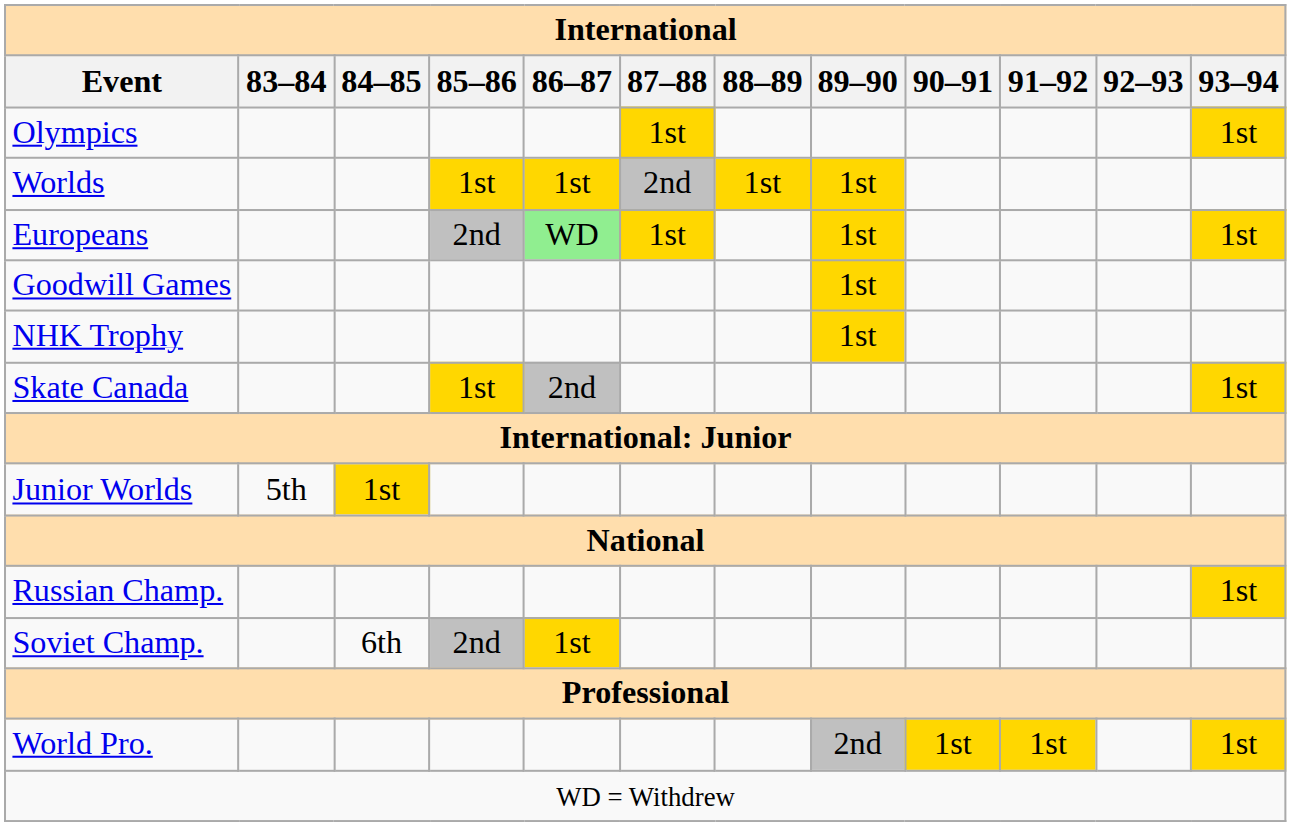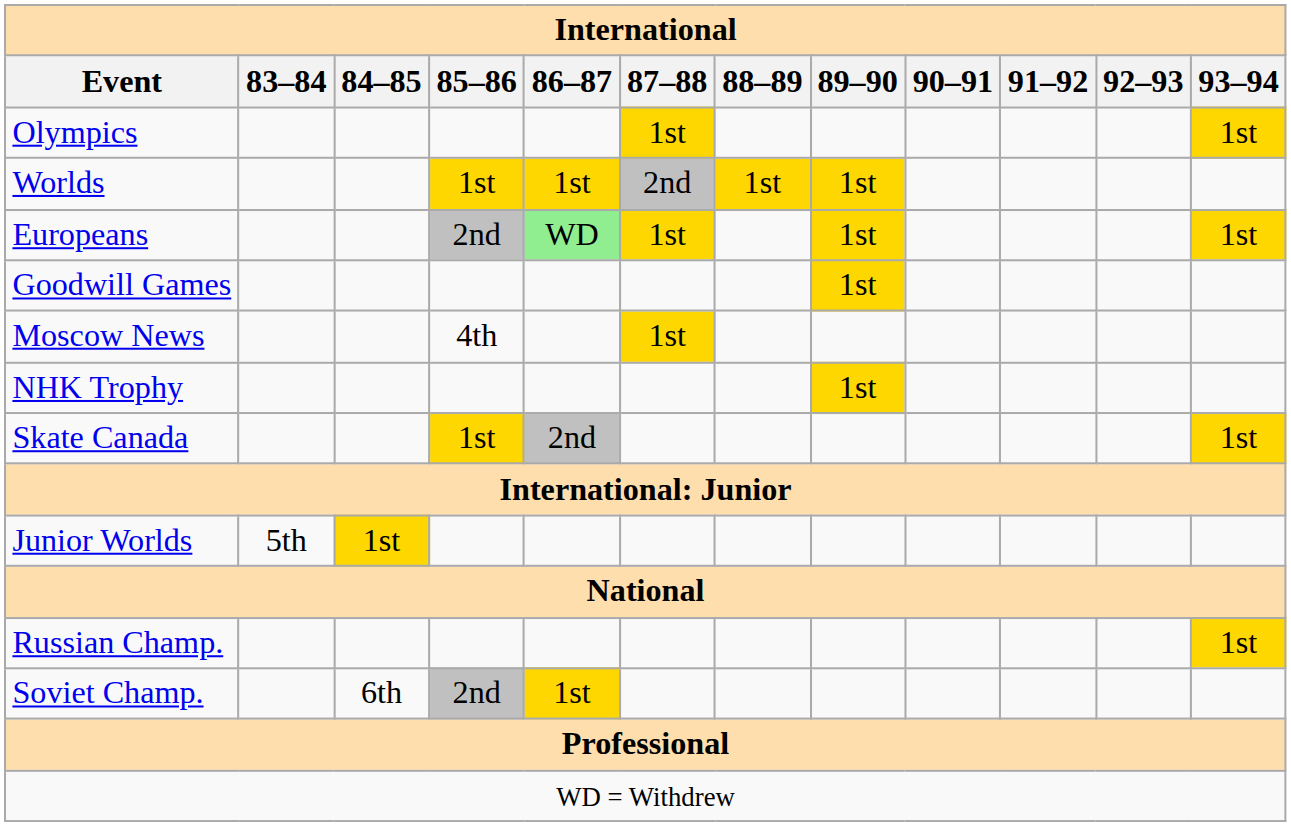+ row: (108, 336)
- row: (83, 744)
